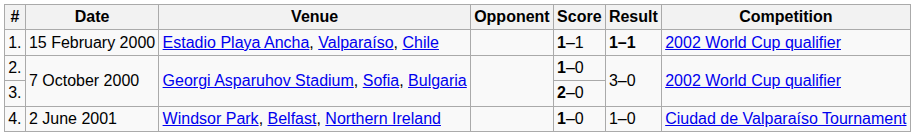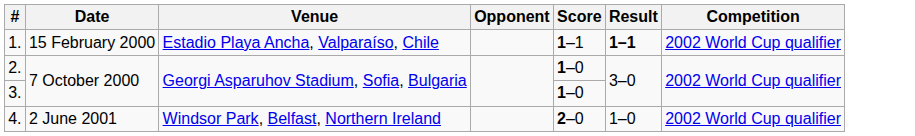(570, 93) 2–0 -> (570, 93) 1–0
(570, 118) 1–0 -> (570, 118) 2–0
(786, 118) Ciudad de Valparaíso Tournament -> (753, 118) 2002 World Cup qualifier
